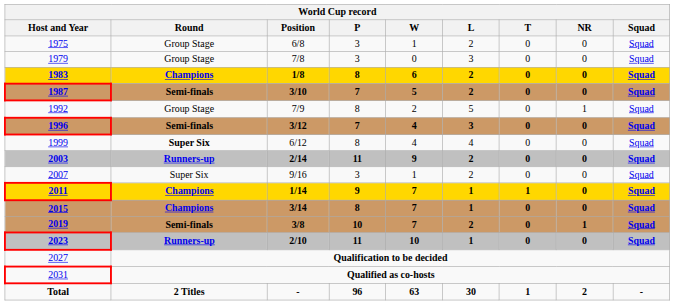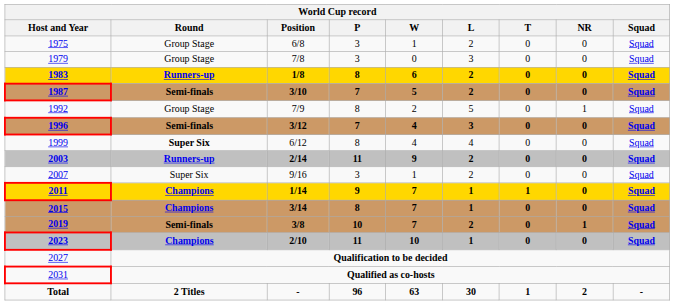(189, 75) Champions -> (189, 75) Runners-up
(189, 241) Runners-up -> (189, 241) Champions
